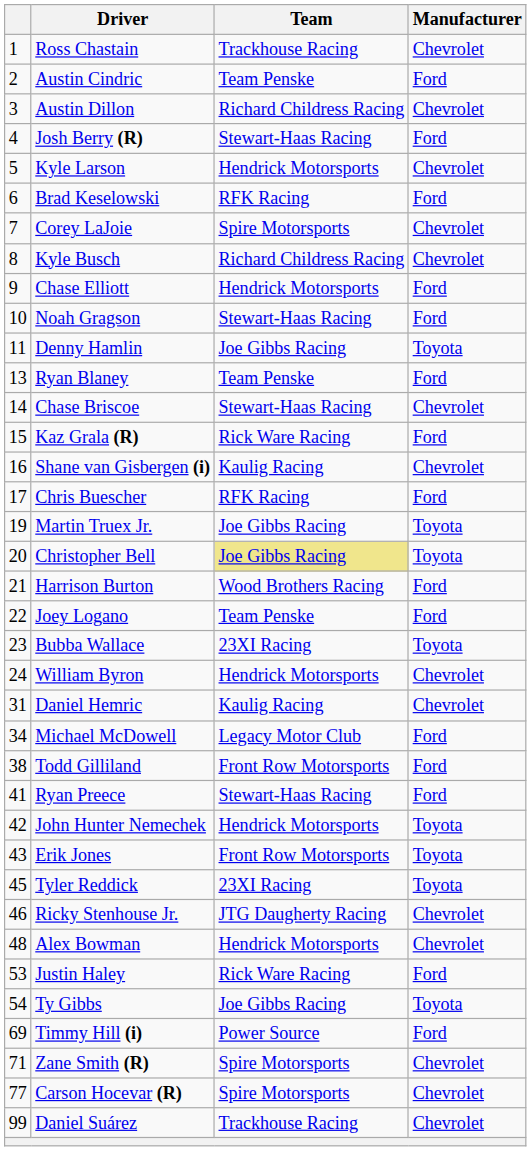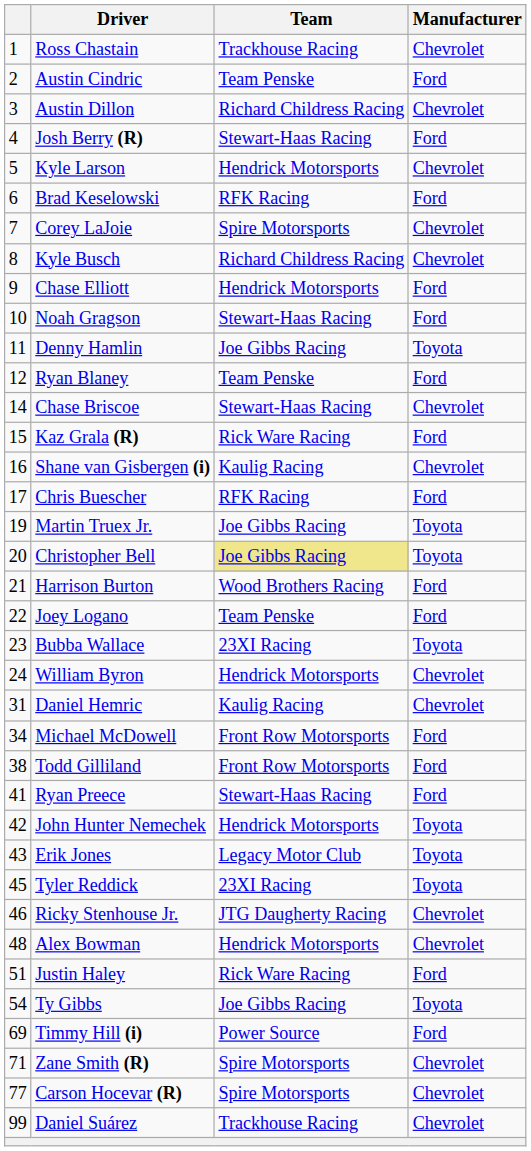(18, 377) 13 -> (18, 377) 12
(290, 735) Legacy Motor Club -> (304, 735) Front Row Motorsports
(304, 854) Front Row Motorsports -> (290, 854) Legacy Motor Club
(18, 973) 53 -> (18, 973) 51
